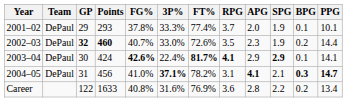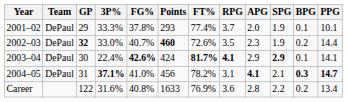columns swapped: (111, 12) <-> (173, 12)
